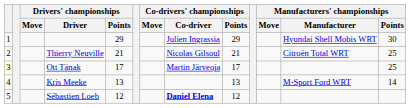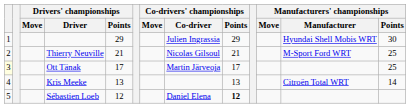(316, 53) Citroën Total WRT -> (317, 53) M-Sport Ford WRT
(317, 81) M-Sport Ford WRT -> (316, 81) Citroën Total WRT
(190, 95) bold -> (189, 95) normal
(236, 95) normal -> (236, 95) bold
